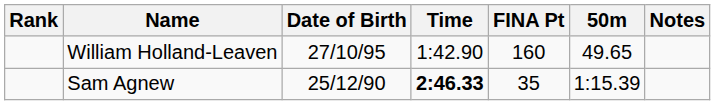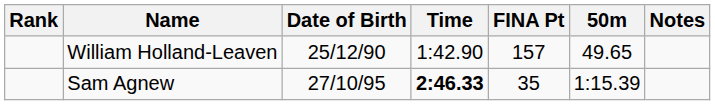(347, 52) 27/10/95 -> (347, 52) 25/12/90
(529, 52) 160 -> (529, 52) 157
(347, 83) 25/12/90 -> (347, 83) 27/10/95
